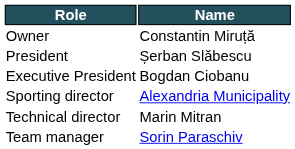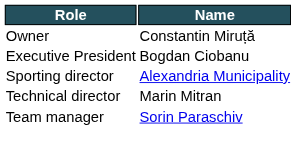- row: (37, 56)
